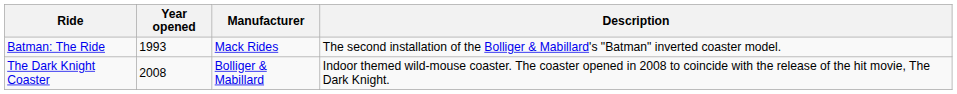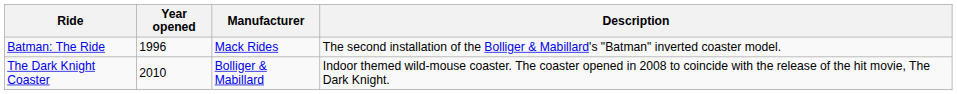(153, 47) 1993 -> (153, 47) 1996
(153, 73) 2008 -> (153, 73) 2010
